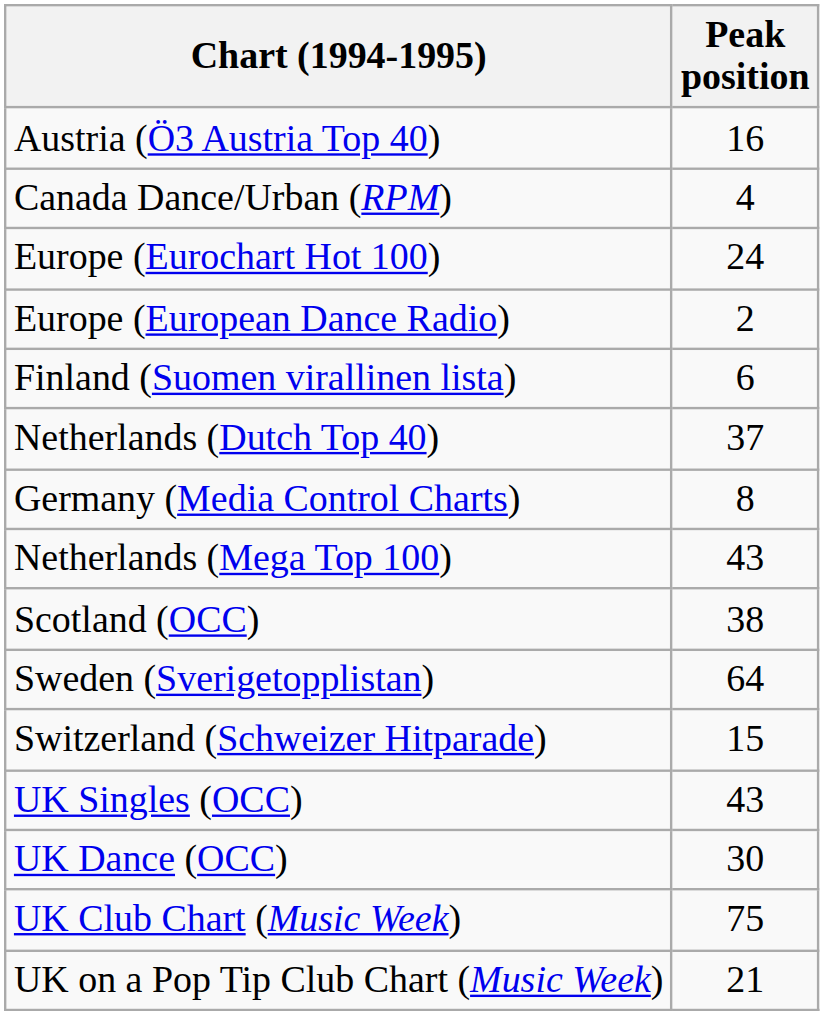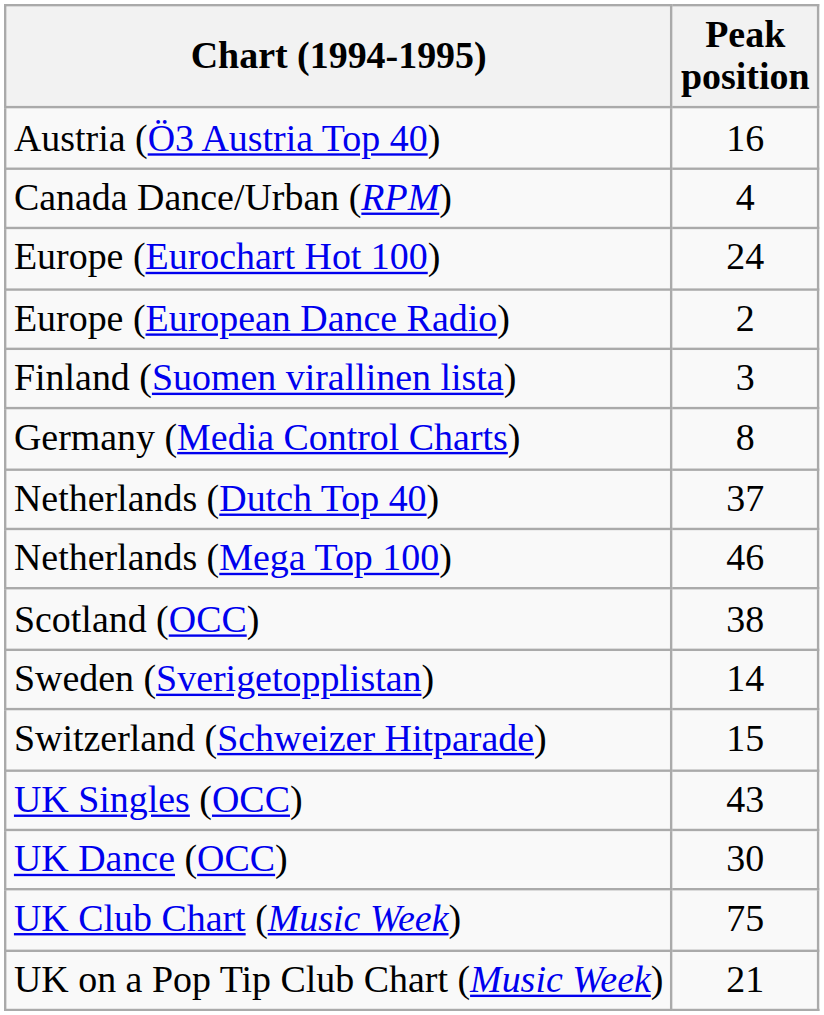(745, 377) 6 -> (745, 377) 3
rows swapped: (267, 498) <-> (227, 438)
(745, 558) 43 -> (745, 558) 46
(745, 678) 64 -> (745, 678) 14
